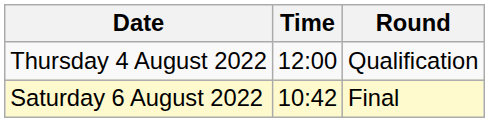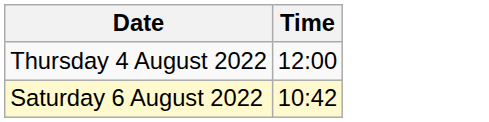- column: (413, 23)
